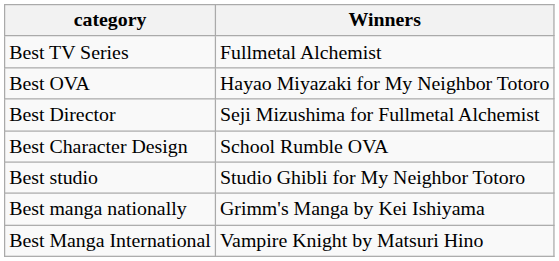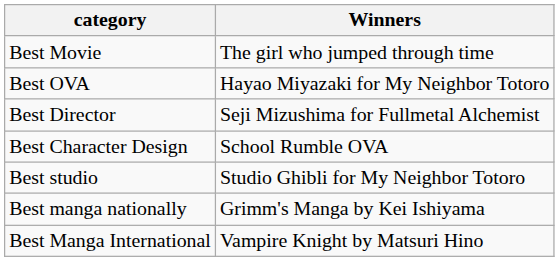- row: (69, 51)
+ row: (55, 51)
